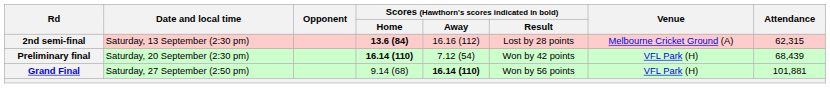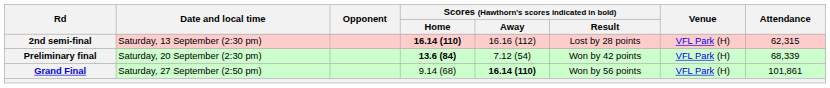(390, 42) 13.6 (84) -> (437, 42) 16.14 (110)
(671, 42) Melbourne Cricket Ground (A) -> (703, 42) VFL Park (H)
(390, 56) 16.14 (110) -> (437, 56) 13.6 (84)
(790, 56) 68,439 -> (785, 56) 68,339
(790, 71) 101,881 -> (785, 71) 101,861
